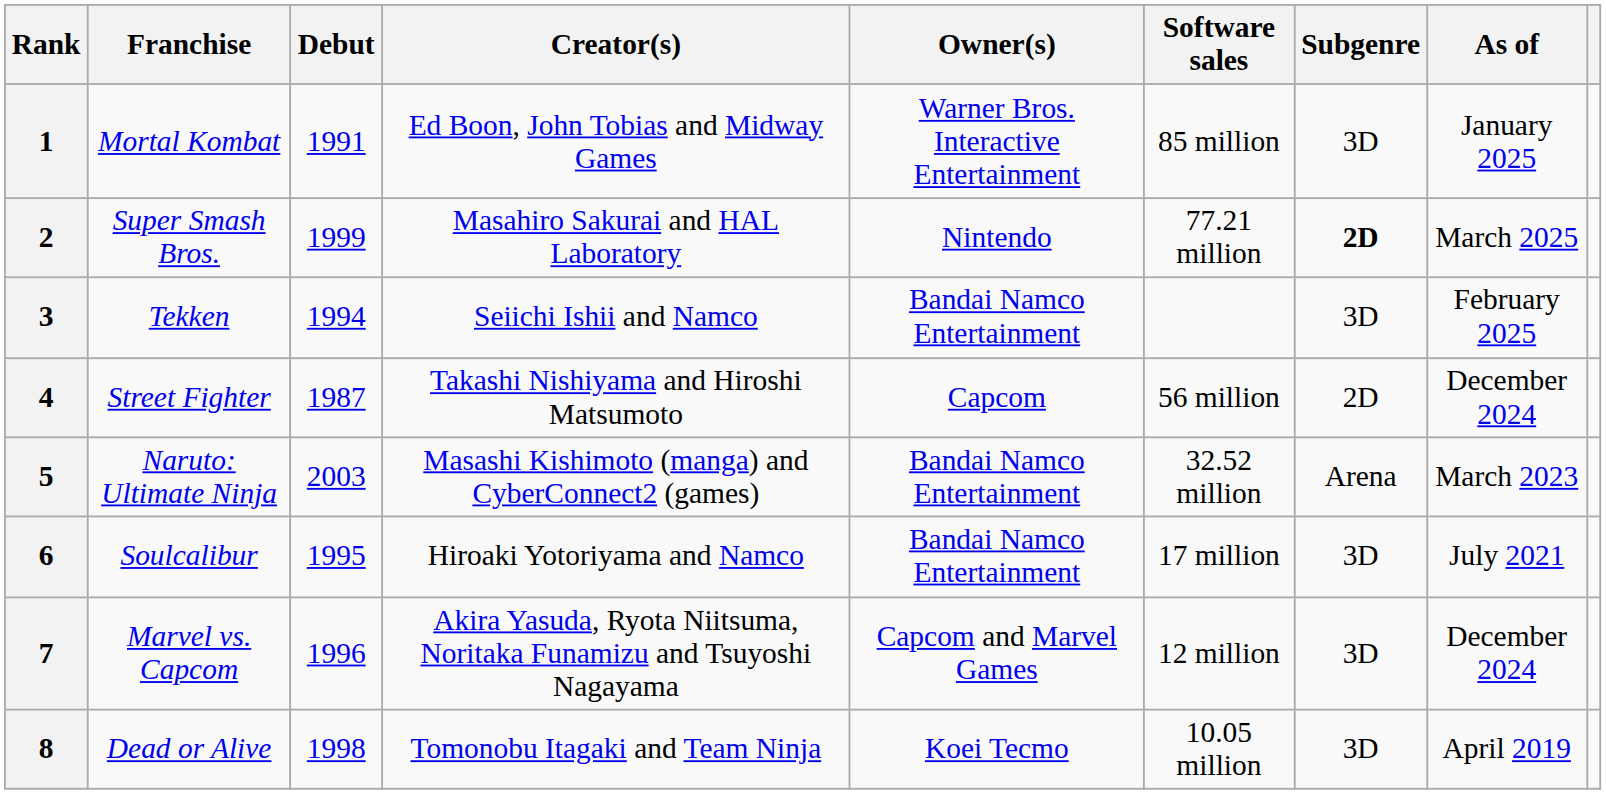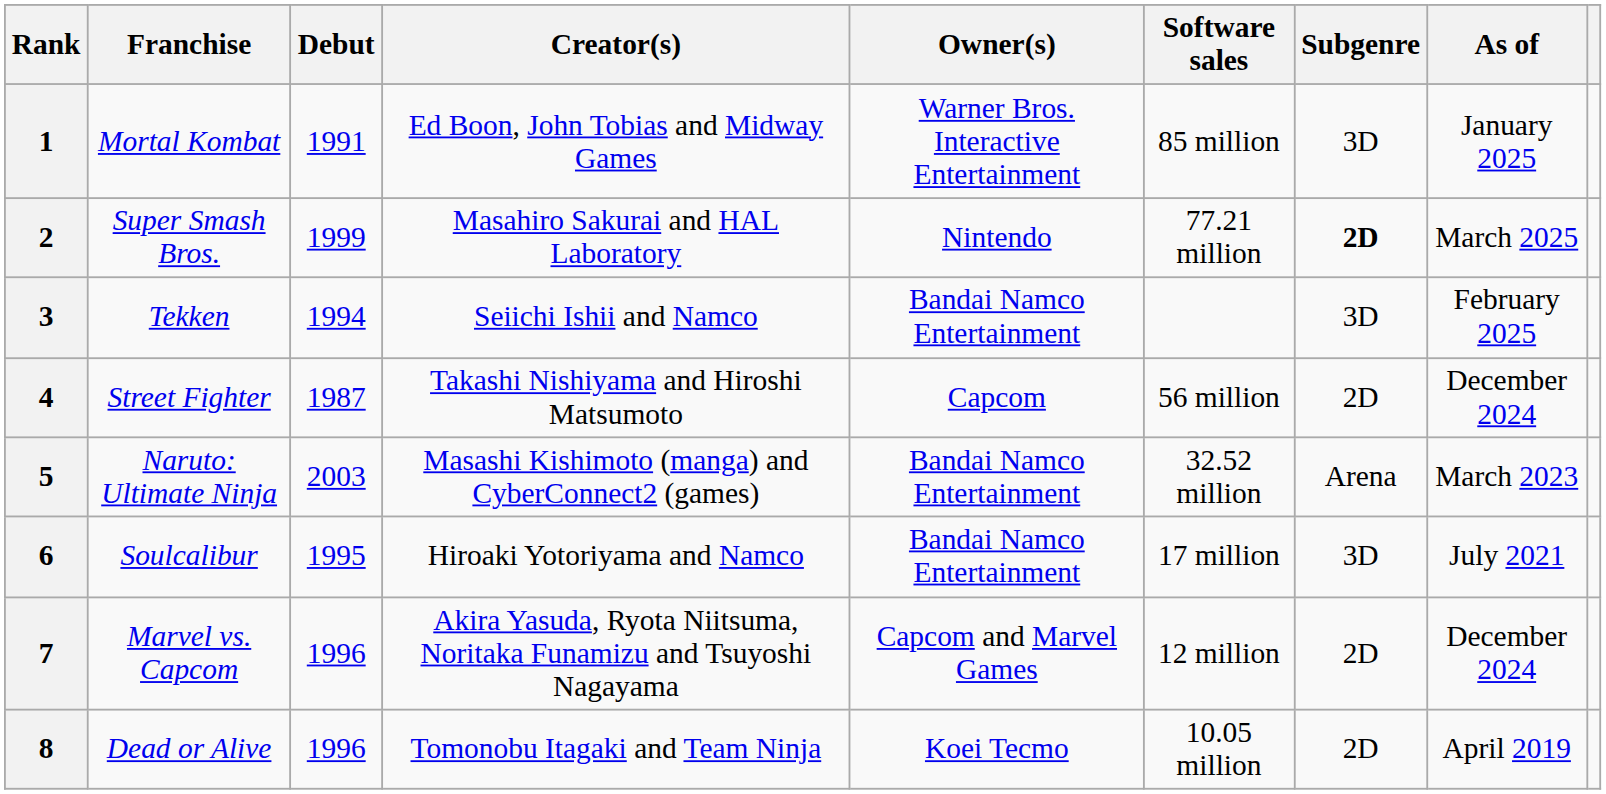(1361, 652) 3D -> (1361, 652) 2D
(336, 749) 1998 -> (336, 749) 1996
(1361, 749) 3D -> (1361, 749) 2D
